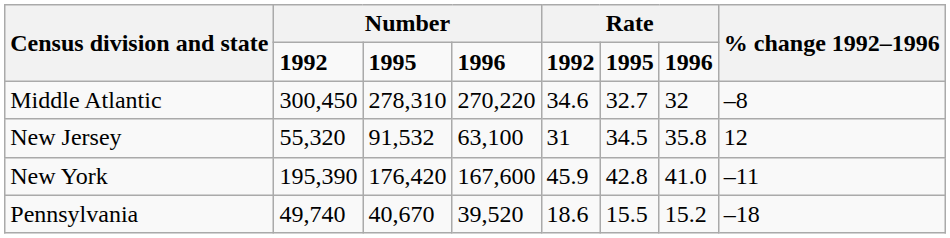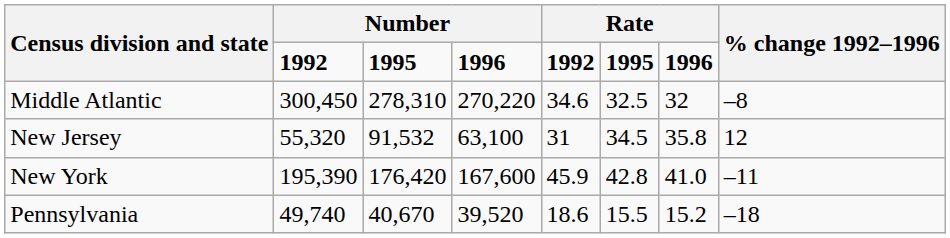(627, 99) 32.7 -> (627, 99) 32.5
